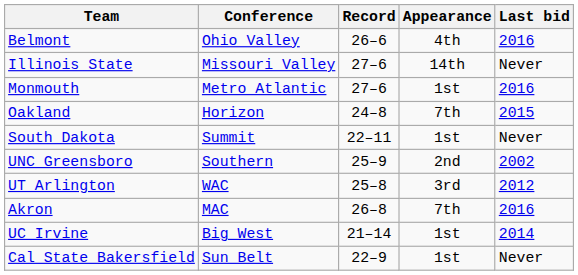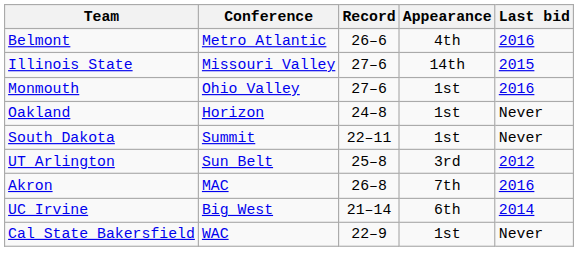(251, 41) Ohio Valley -> (264, 41) Metro Atlantic
(521, 65) Never -> (517, 65) 2015
(264, 89) Metro Atlantic -> (251, 89) Ohio Valley
(447, 113) 7th -> (447, 113) 1st
(517, 113) 2015 -> (521, 113) Never
- row: (70, 162)
(215, 186) WAC -> (237, 162) Sun Belt
(447, 234) 1st -> (447, 210) 6th
(237, 258) Sun Belt -> (215, 234) WAC
